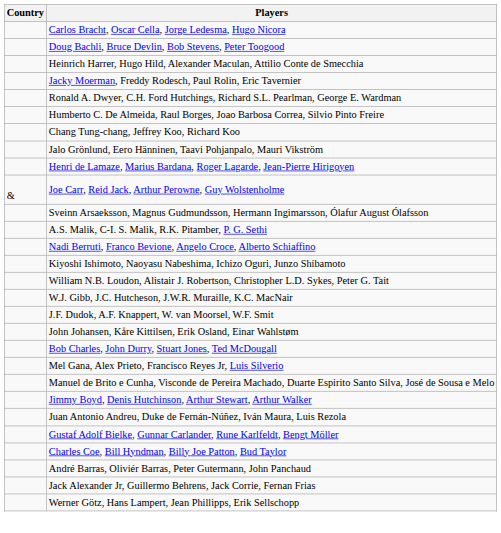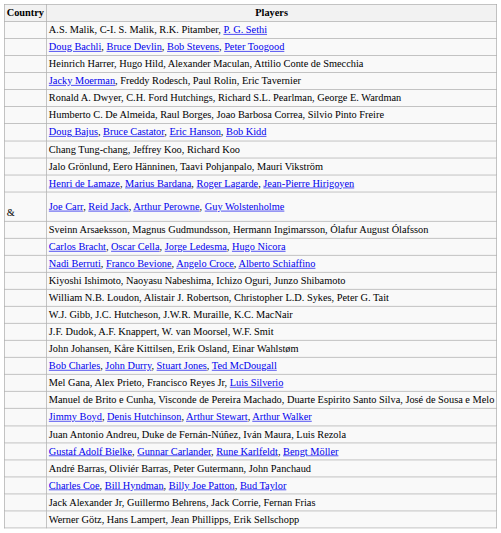rows swapped: (167, 30) <-> (158, 229)
+ row: (158, 132)
rows swapped: (180, 468) <-> (168, 451)
